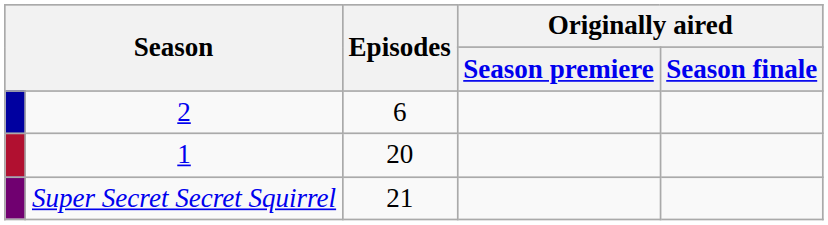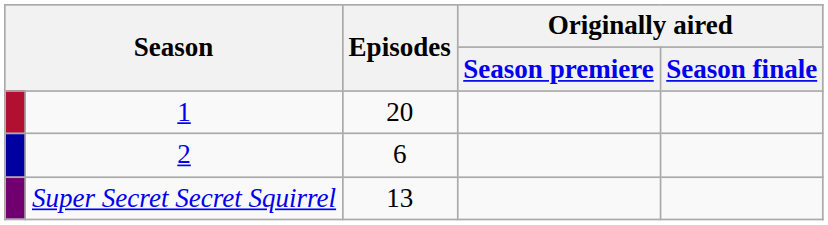rows swapped: (184, 154) <-> (184, 111)
(400, 197) 21 -> (400, 197) 13
